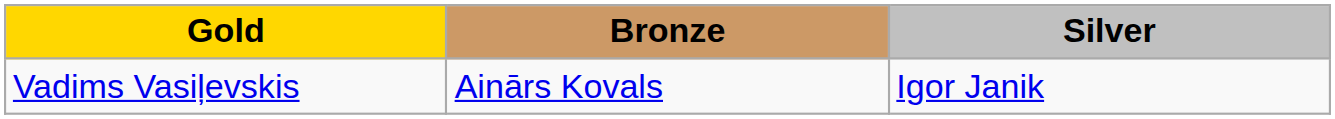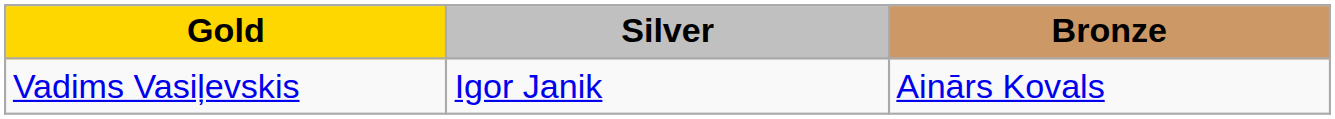columns swapped: (1109, 31) <-> (668, 31)
